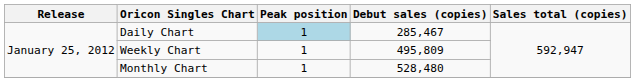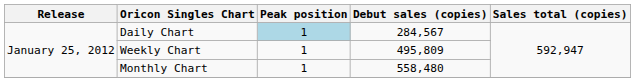(420, 32) 285,467 -> (420, 32) 284,567
(420, 68) 528,480 -> (420, 68) 558,480
